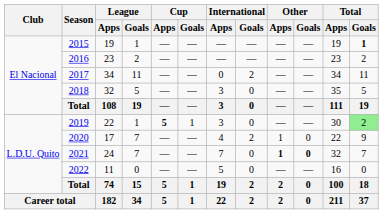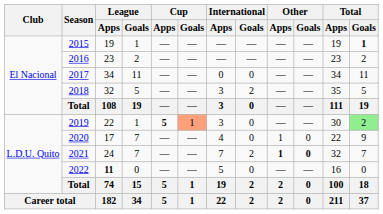(251, 75) 2 -> (251, 75) 0
(251, 91) 0 -> (251, 91) 2
(192, 122) no background -> (192, 122) lightsalmon background
(251, 138) 2 -> (251, 138) 0
(251, 153) 0 -> (251, 153) 2
(109, 169) normal -> (109, 169) bold
